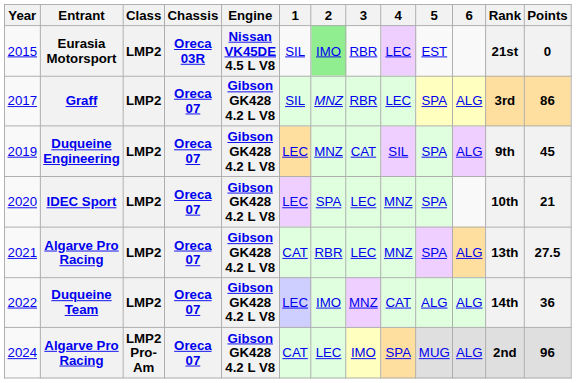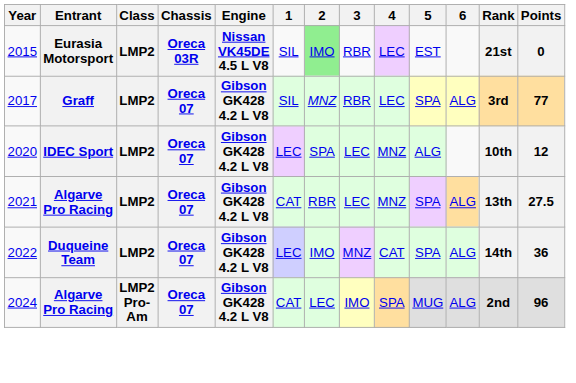(547, 101) 86 -> (541, 101) 77
- row: (22, 152)
(434, 202) SPA -> (428, 152) ALG
(547, 202) 21 -> (541, 152) 12
(434, 303) ALG -> (428, 252) SPA
